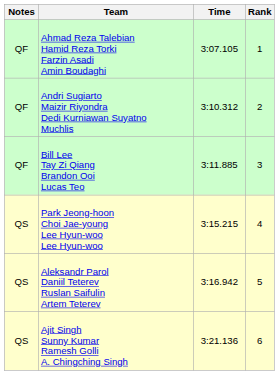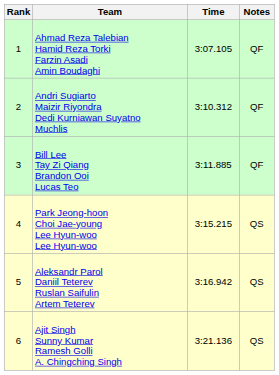columns swapped: (260, 12) <-> (22, 12)
